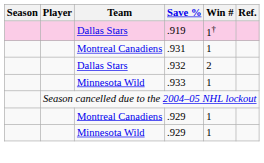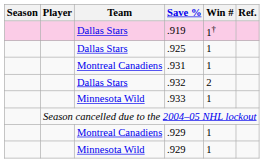+ row: (102, 49)
